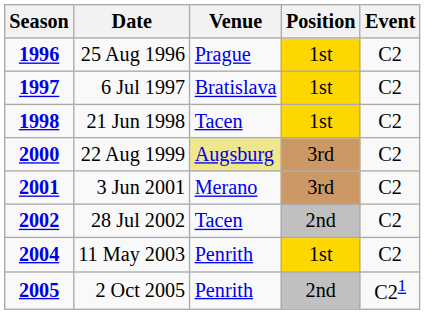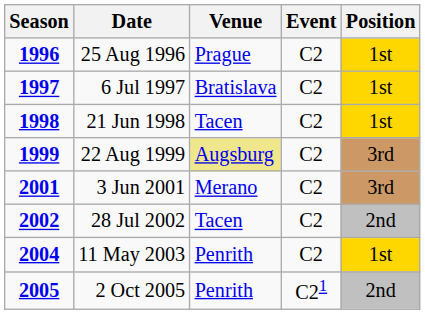columns swapped: (321, 21) <-> (390, 21)
(39, 154) 2000 -> (39, 154) 1999
